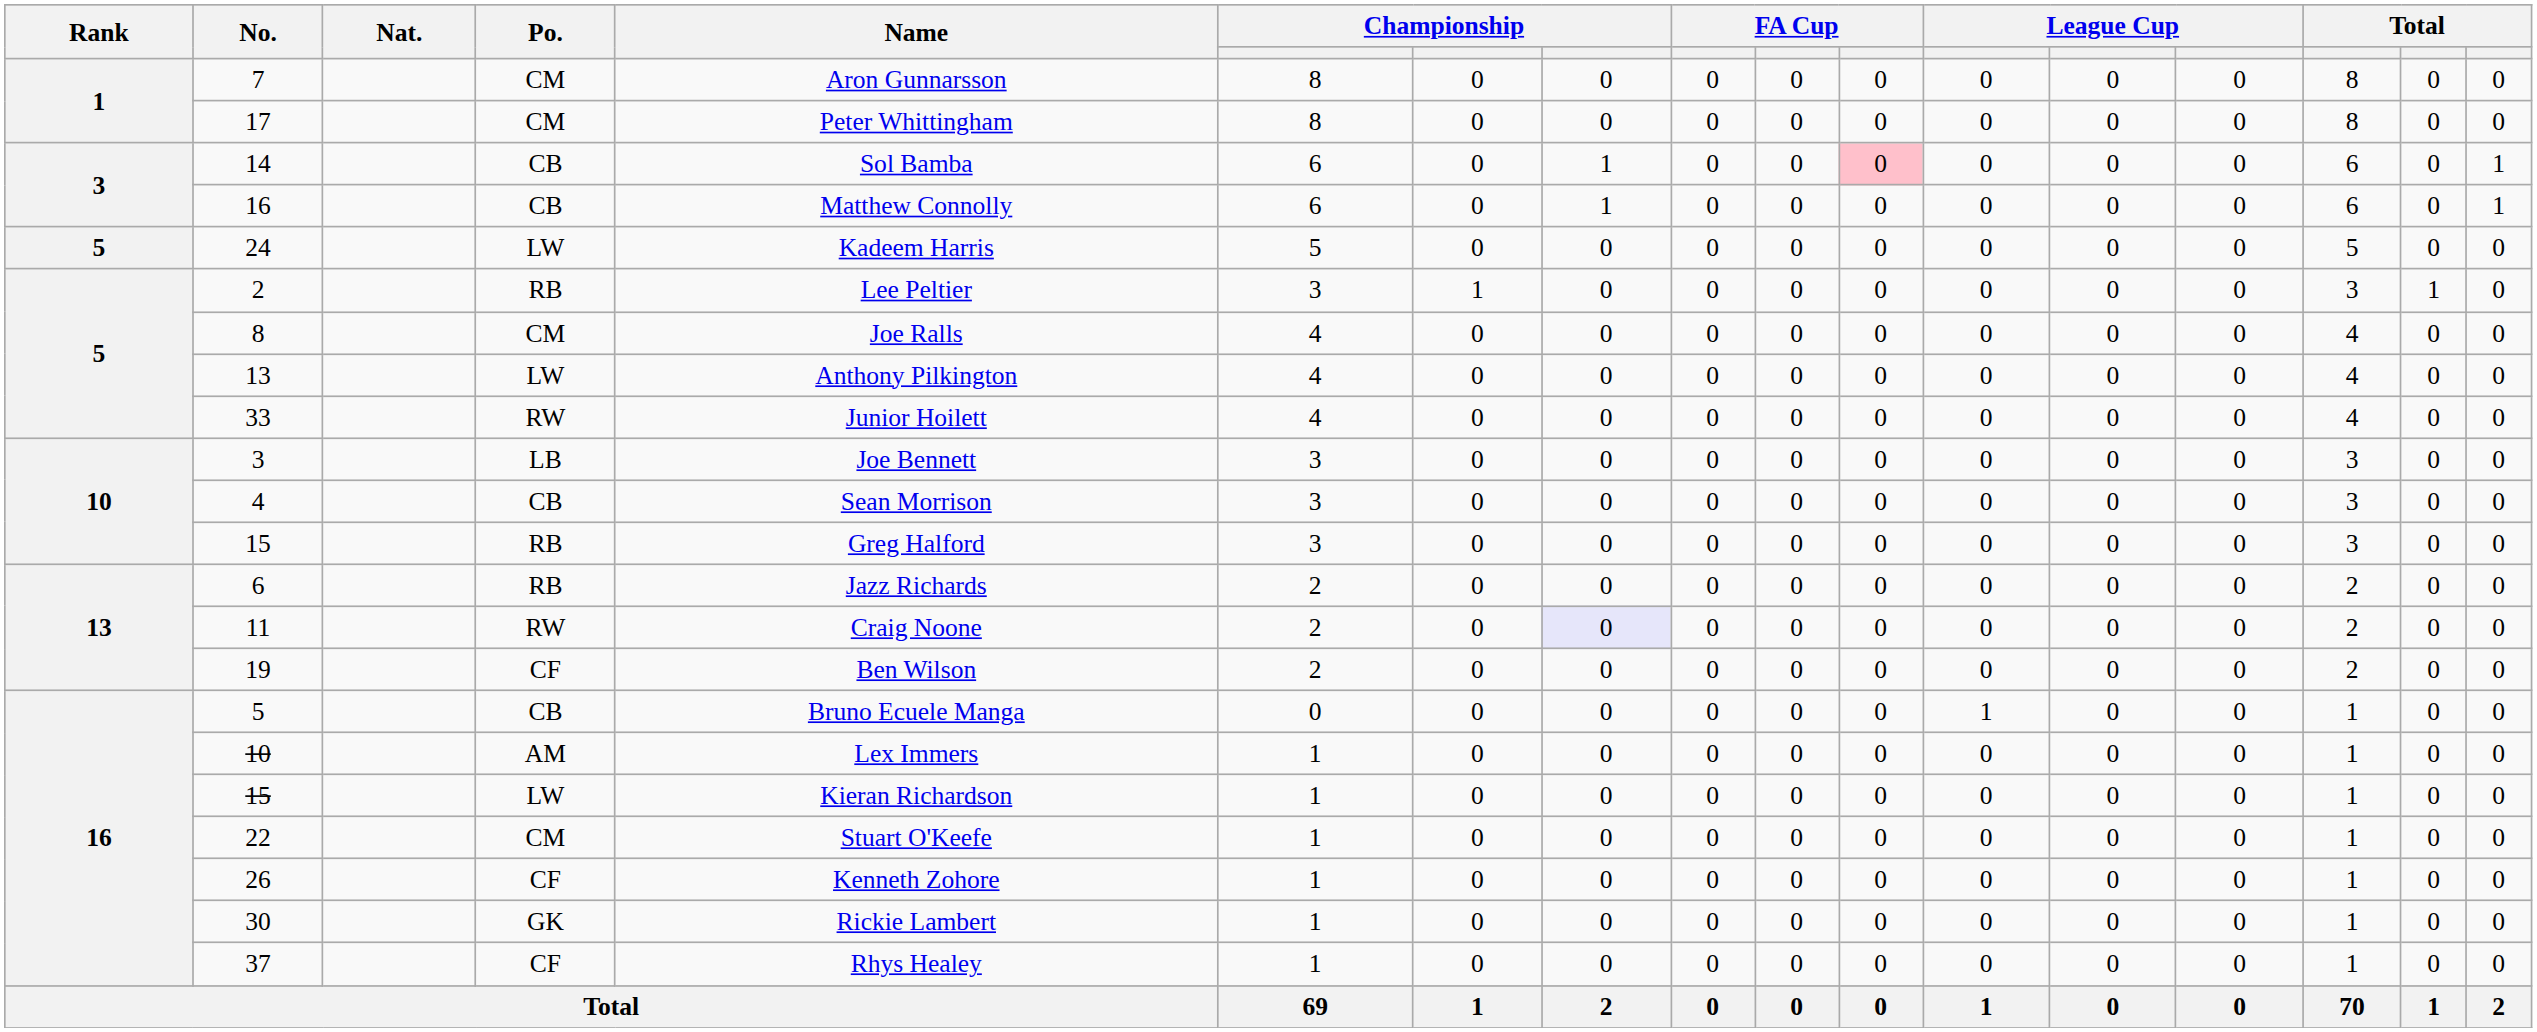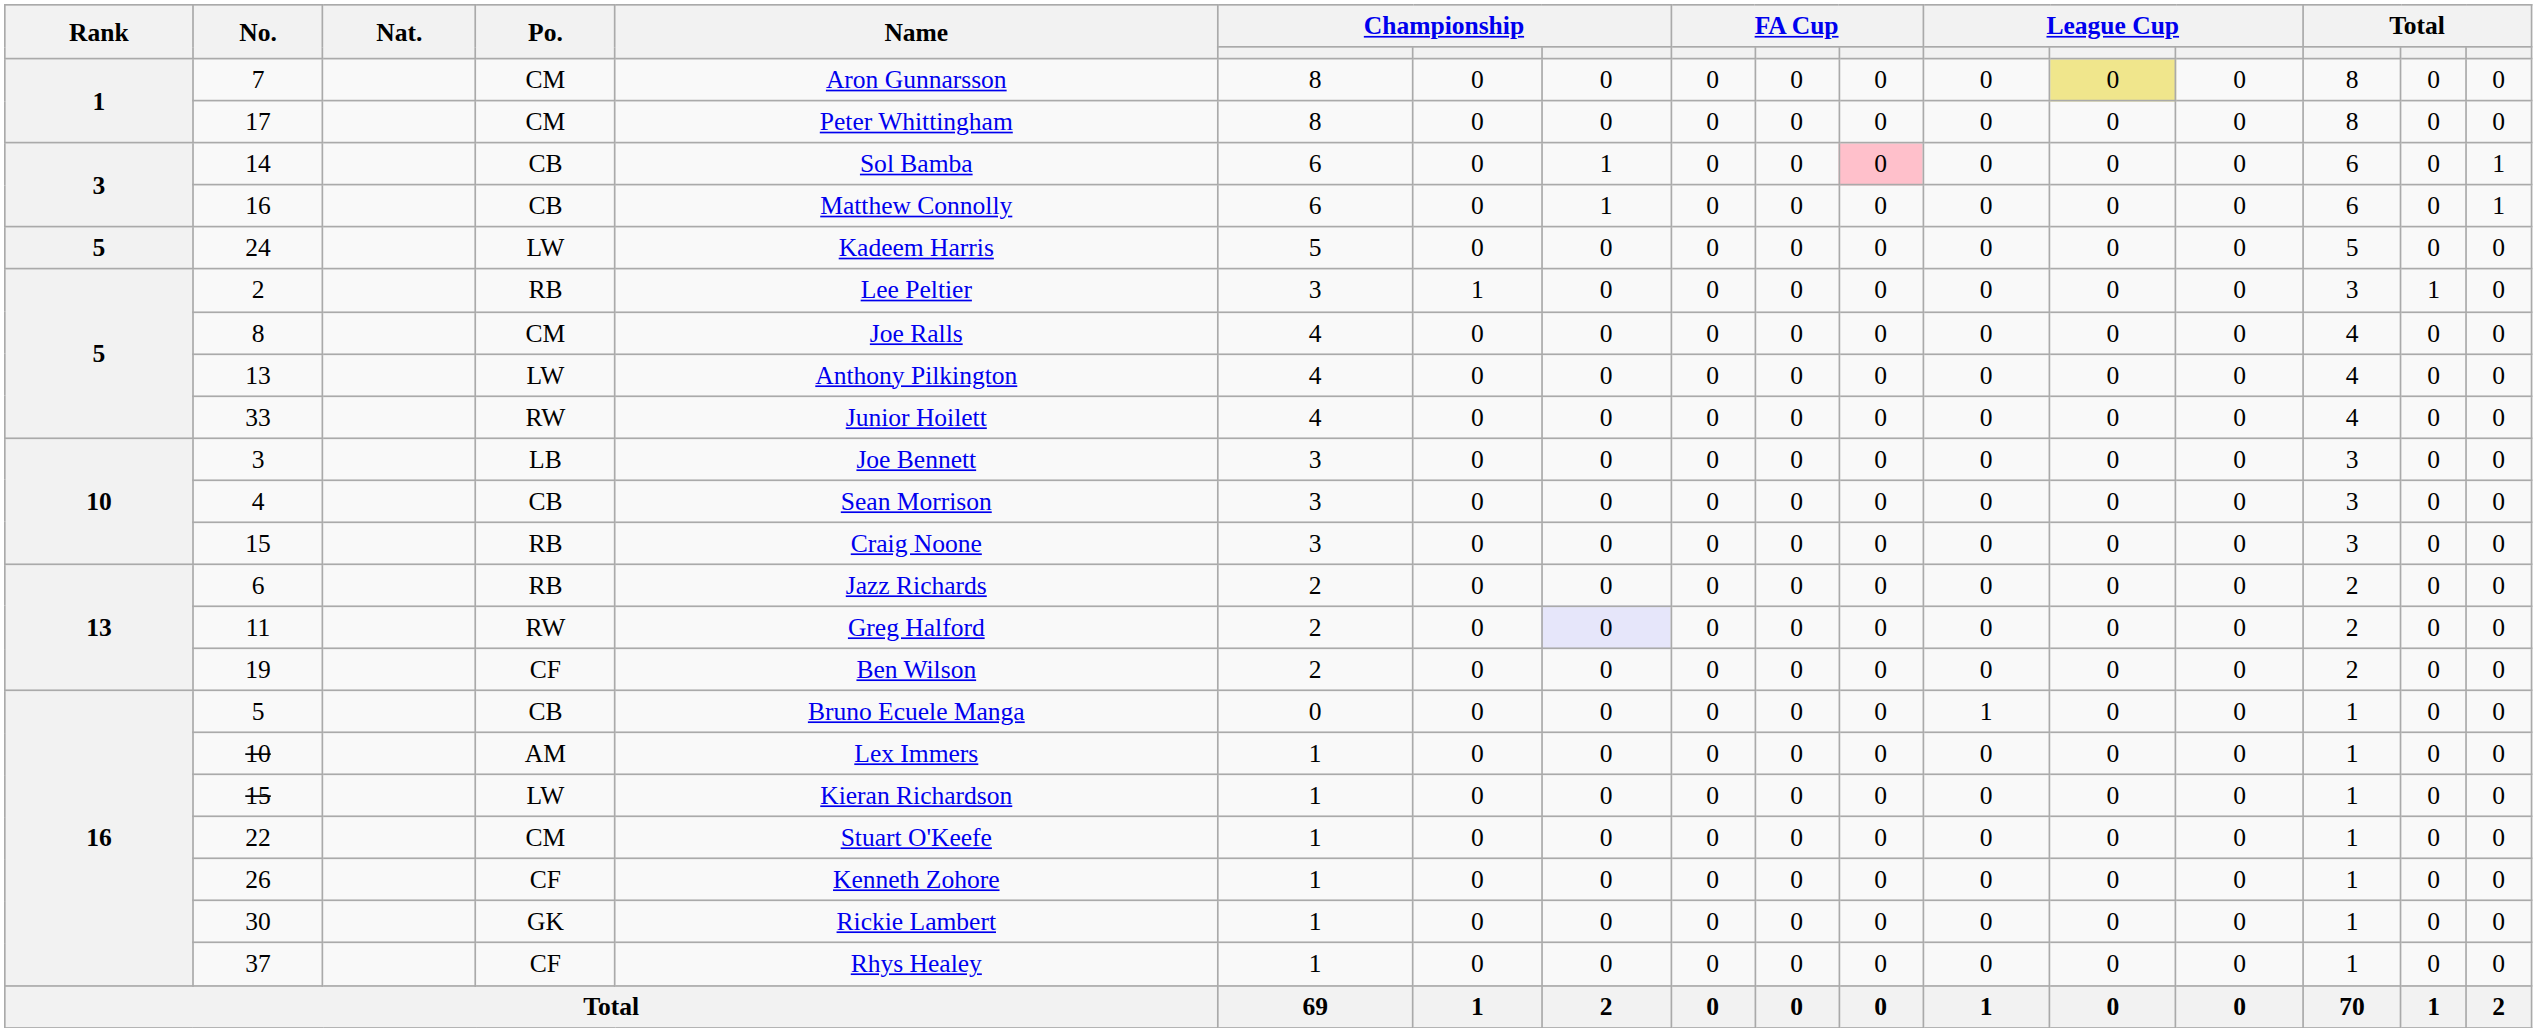(2113, 79) no background -> (2113, 79) khaki background
(916, 542) Greg Halford -> (916, 542) Craig Noone
(916, 627) Craig Noone -> (916, 627) Greg Halford
